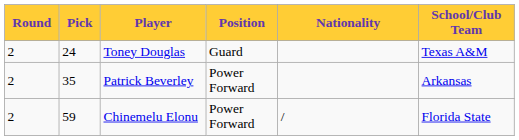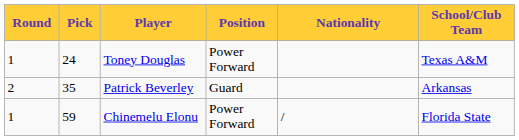(11, 51) 2 -> (11, 59) 1
(226, 51) Guard -> (232, 59) Power Forward
(232, 80) Power Forward -> (226, 88) Guard
(11, 116) 2 -> (11, 116) 1
